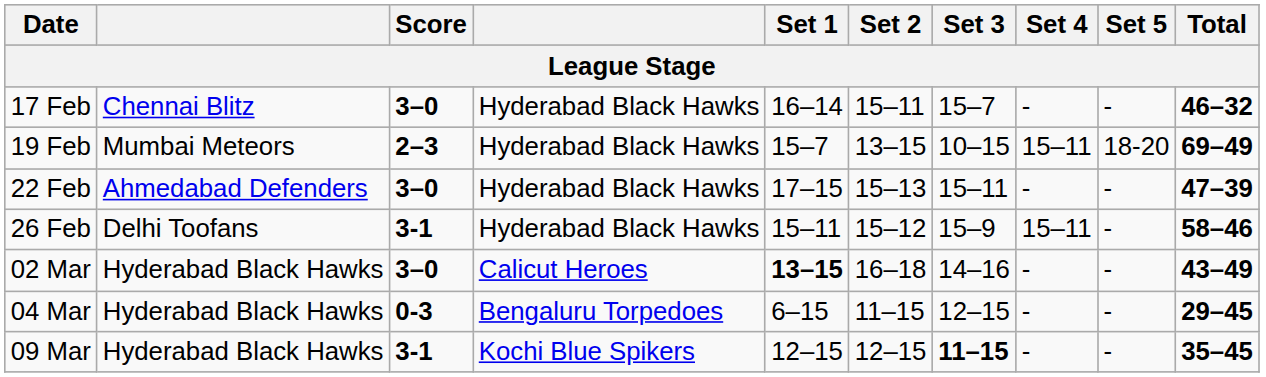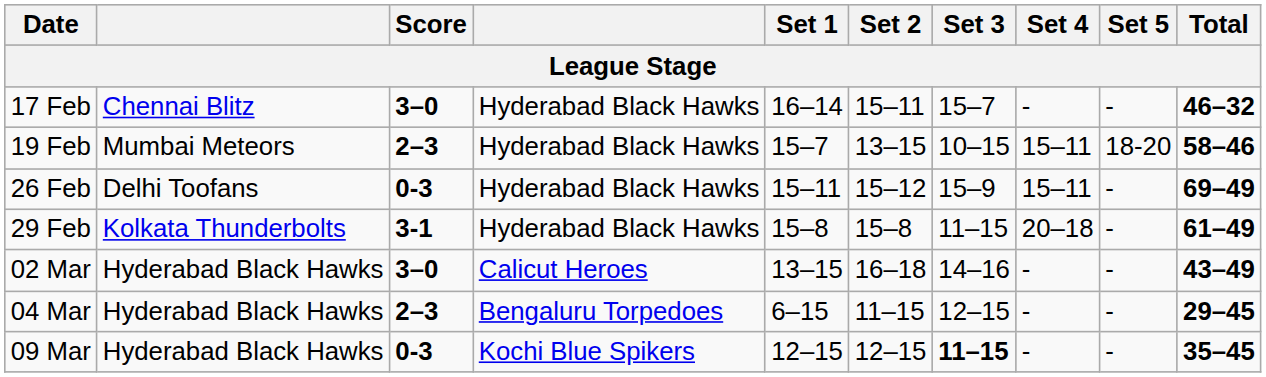(1217, 147) 69–49 -> (1219, 147) 58–46
- row: (51, 188)
(414, 229) 3-1 -> (414, 188) 0-3
(1217, 229) 58–46 -> (1219, 188) 69–49
+ row: (51, 229)
(807, 270) bold -> (807, 270) normal
(414, 310) 0-3 -> (417, 310) 2–3
(414, 351) 3-1 -> (414, 351) 0-3
